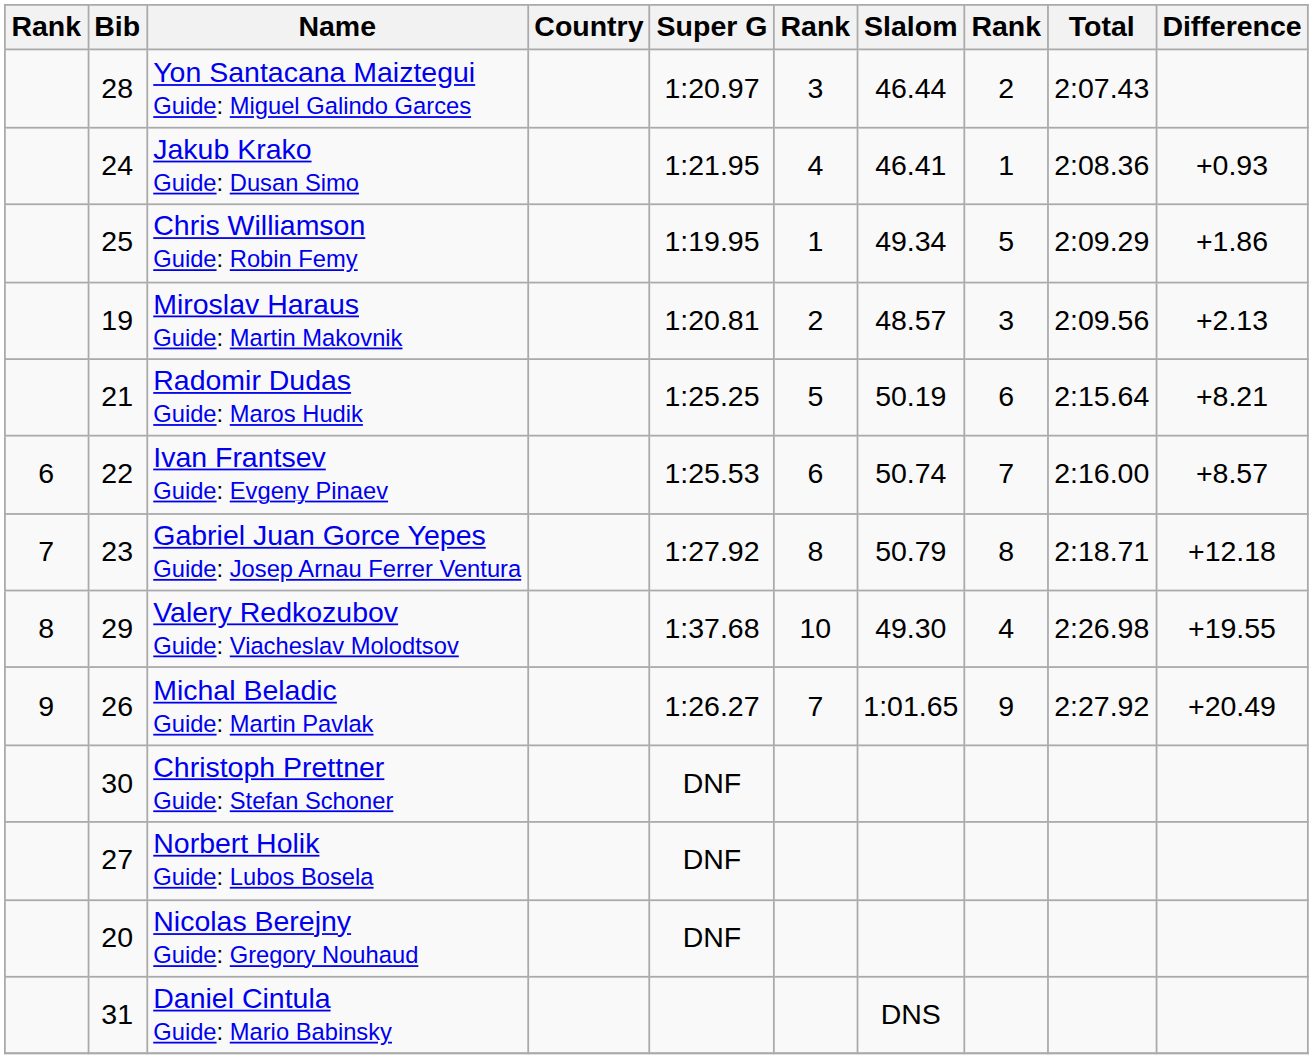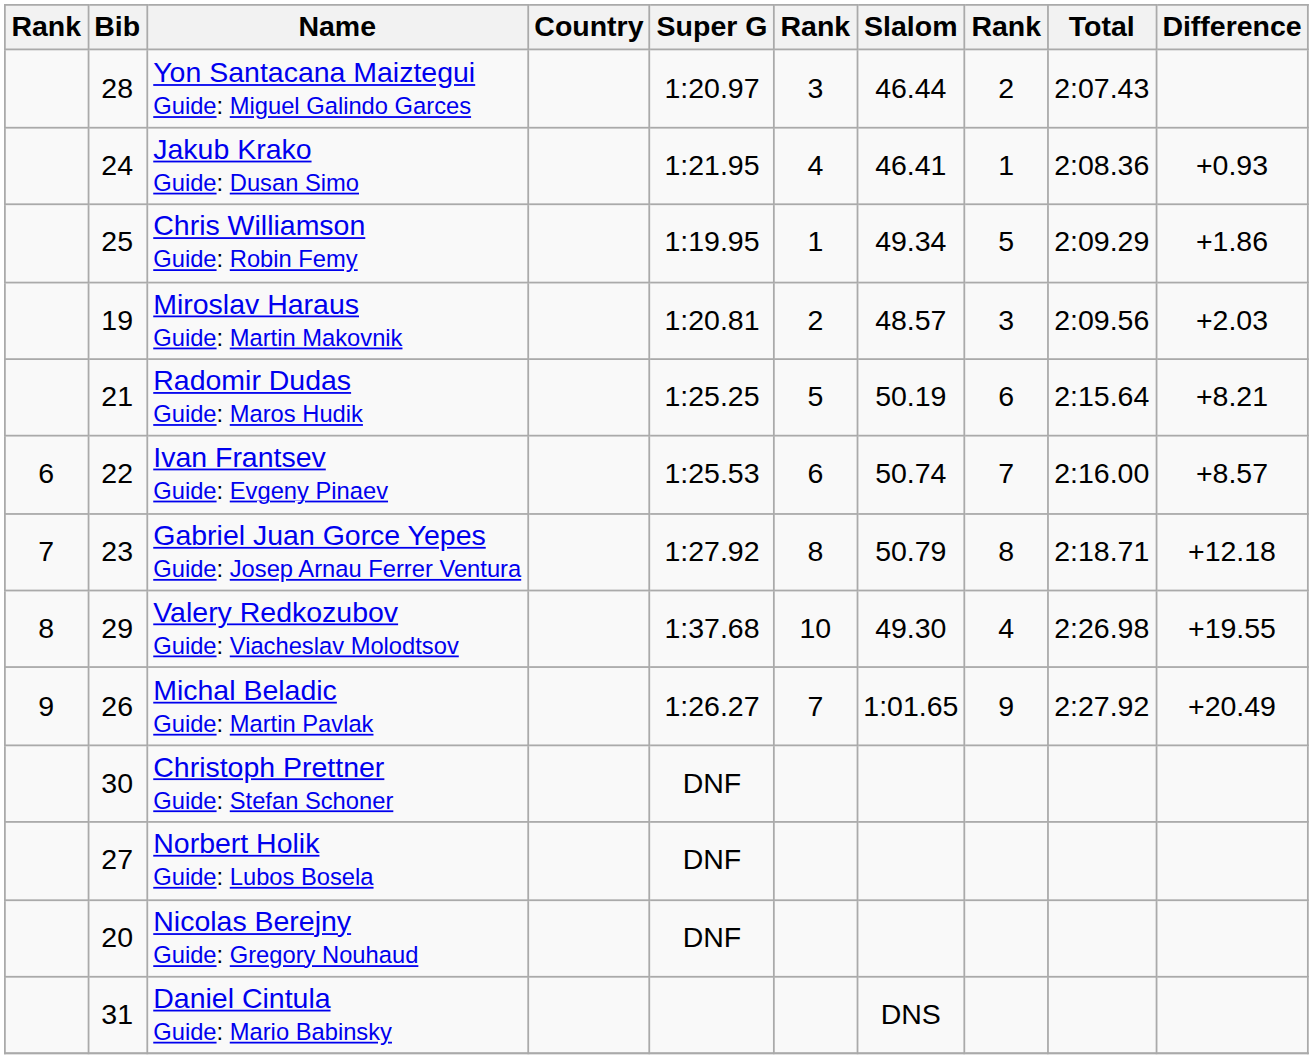(1232, 319) +2.13 -> (1232, 319) +2.03
